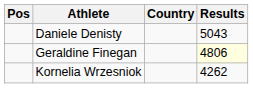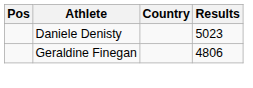(214, 33) 5043 -> (209, 33) 5023
(214, 53) lightyellow background -> (209, 53) no background
- row: (88, 72)
